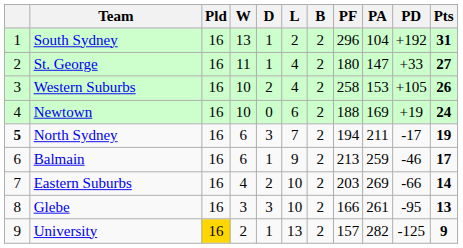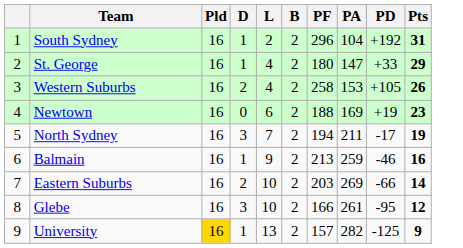- column: (243, 16)
(444, 64) 27 -> (418, 64) 29
(444, 111) 24 -> (418, 111) 23
(17, 135) bold -> (17, 135) normal
(444, 159) 17 -> (418, 159) 16
(444, 207) 13 -> (418, 207) 12
